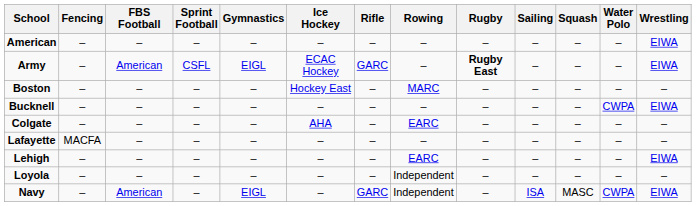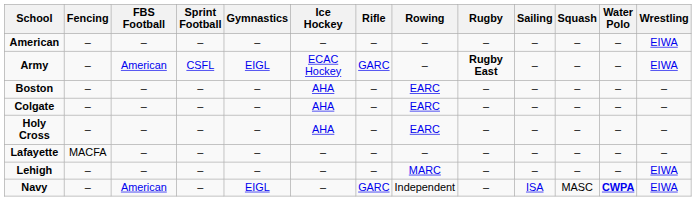(321, 89) Hockey East -> (323, 89) AHA
(423, 89) MARC -> (425, 89) EARC
- row: (32, 106)
+ row: (34, 130)
(423, 158) EARC -> (425, 170) MARC
- row: (32, 175)
(618, 192) normal -> (618, 187) bold
